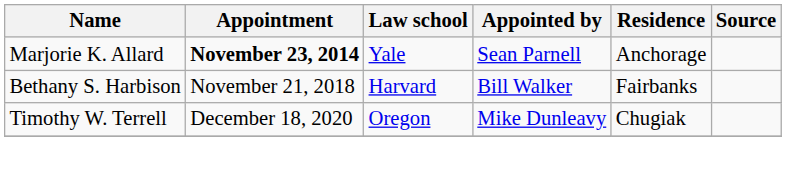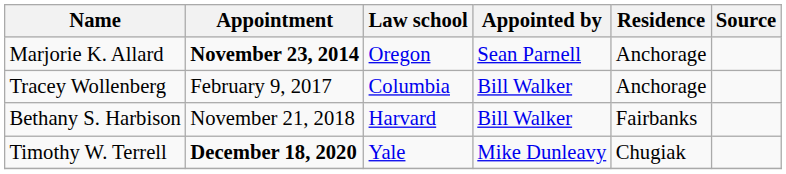(387, 53) Yale -> (400, 53) Oregon
+ row: (88, 86)
(271, 119) normal -> (274, 151) bold
(400, 119) Oregon -> (387, 151) Yale
